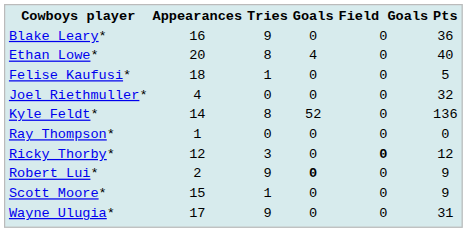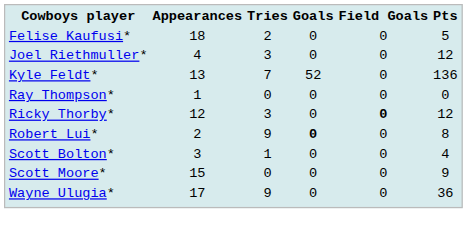- row: (58, 36)
- row: (54, 56)
(267, 75) 1 -> (267, 36) 2
(267, 95) 0 -> (267, 56) 3
(445, 95) 32 -> (445, 56) 12
(197, 115) 14 -> (197, 75) 13
(267, 115) 8 -> (267, 75) 7
(445, 174) 9 -> (445, 134) 8
+ row: (62, 154)
(267, 193) 1 -> (267, 174) 0
(445, 213) 31 -> (445, 193) 36
